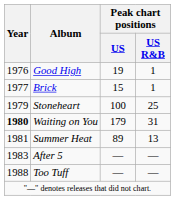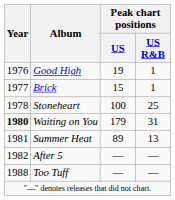(18, 105) 1979 -> (18, 105) 1978
(18, 156) 1983 -> (18, 156) 1982
